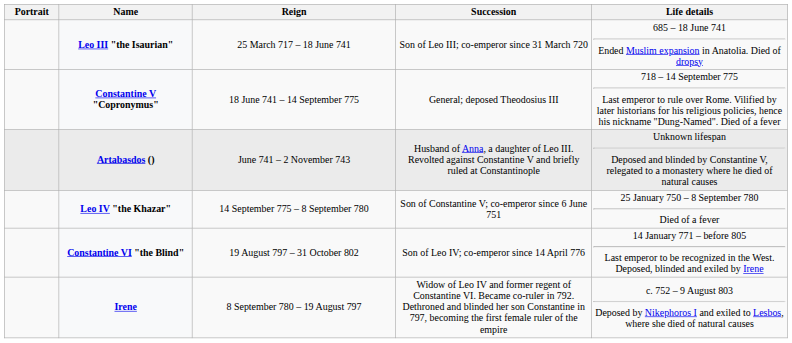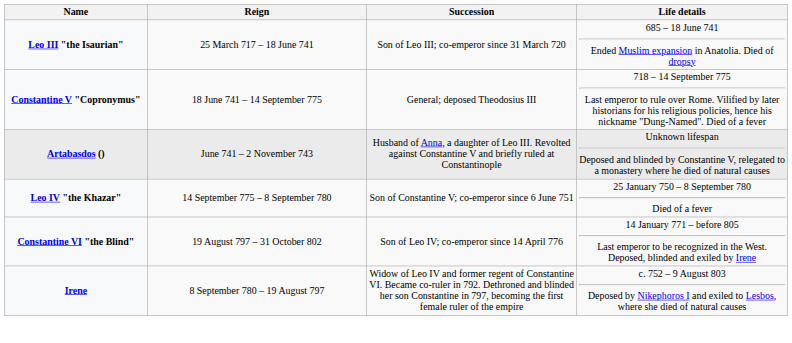- column: (32, 12)
